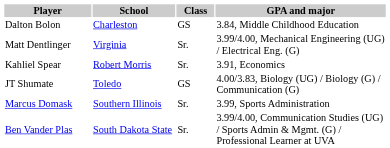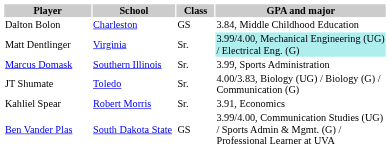(301, 44) no background -> (301, 44) paleturquoise background
rows swapped: (39, 104) <-> (33, 64)
(184, 84) GS -> (183, 84) Sr.
(183, 129) Sr. -> (184, 129) GS
